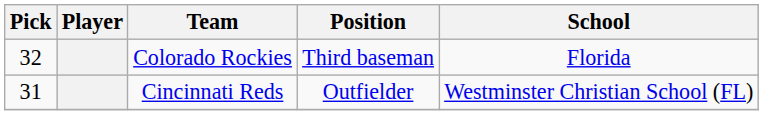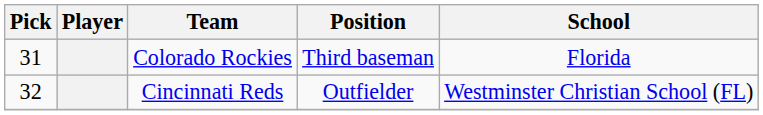(31, 57) 32 -> (31, 57) 31
(31, 92) 31 -> (31, 92) 32
